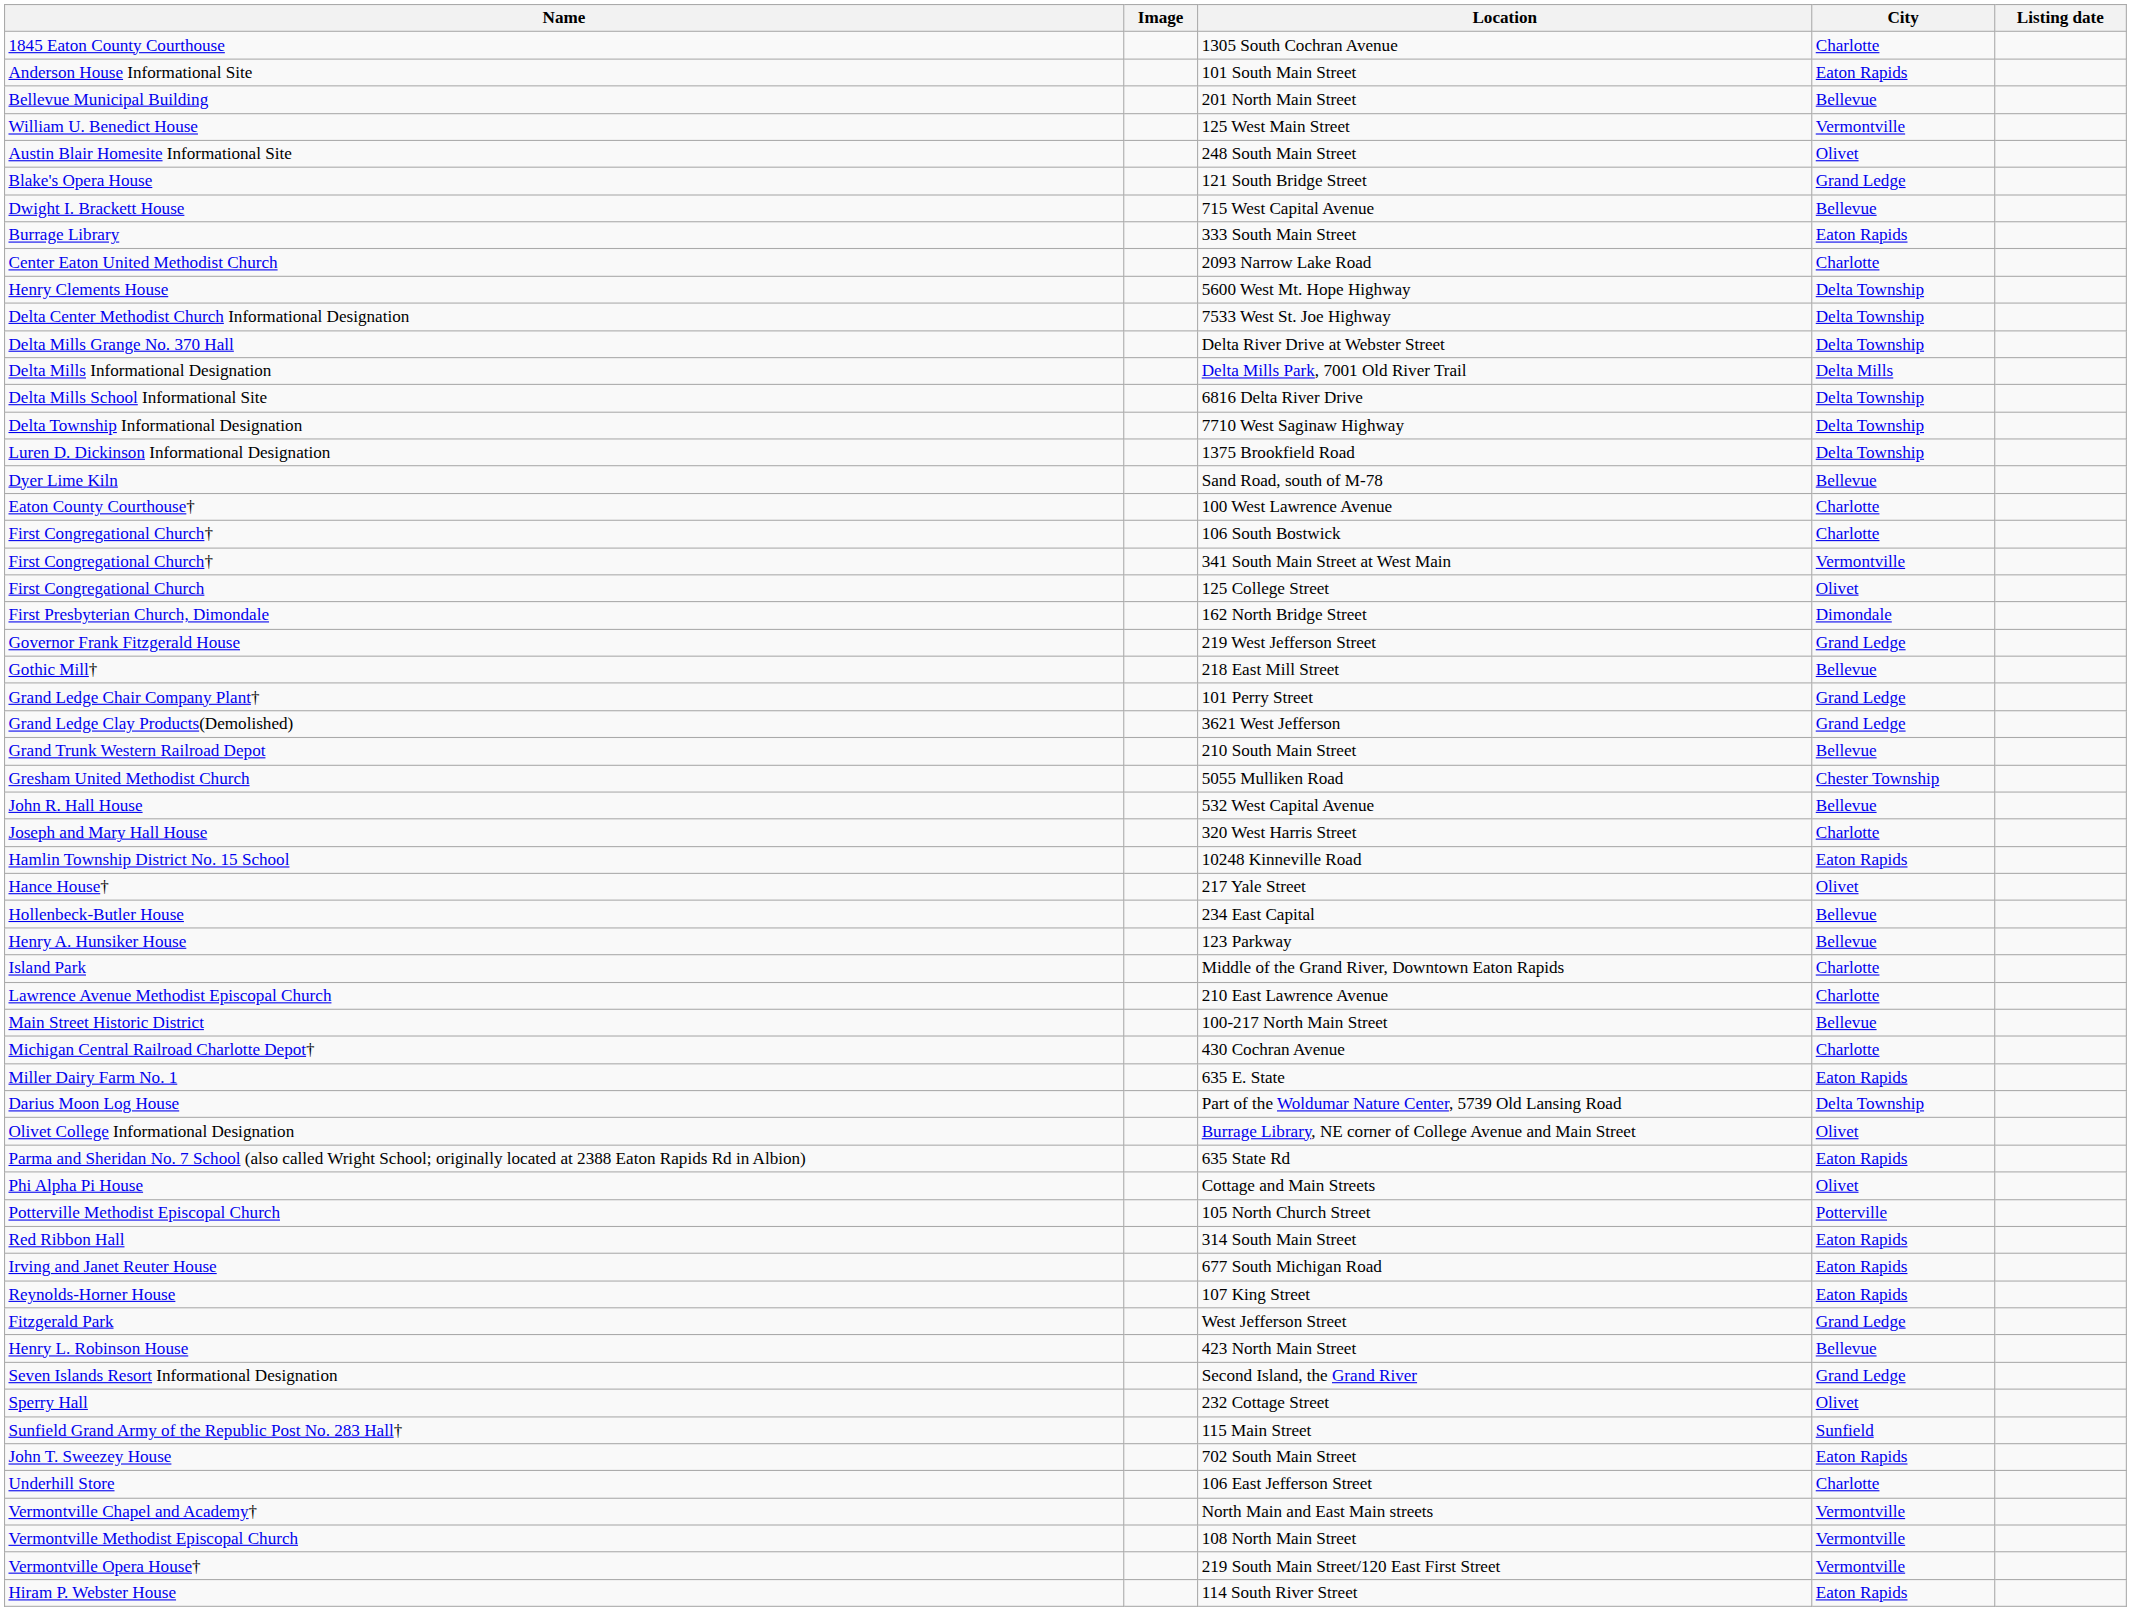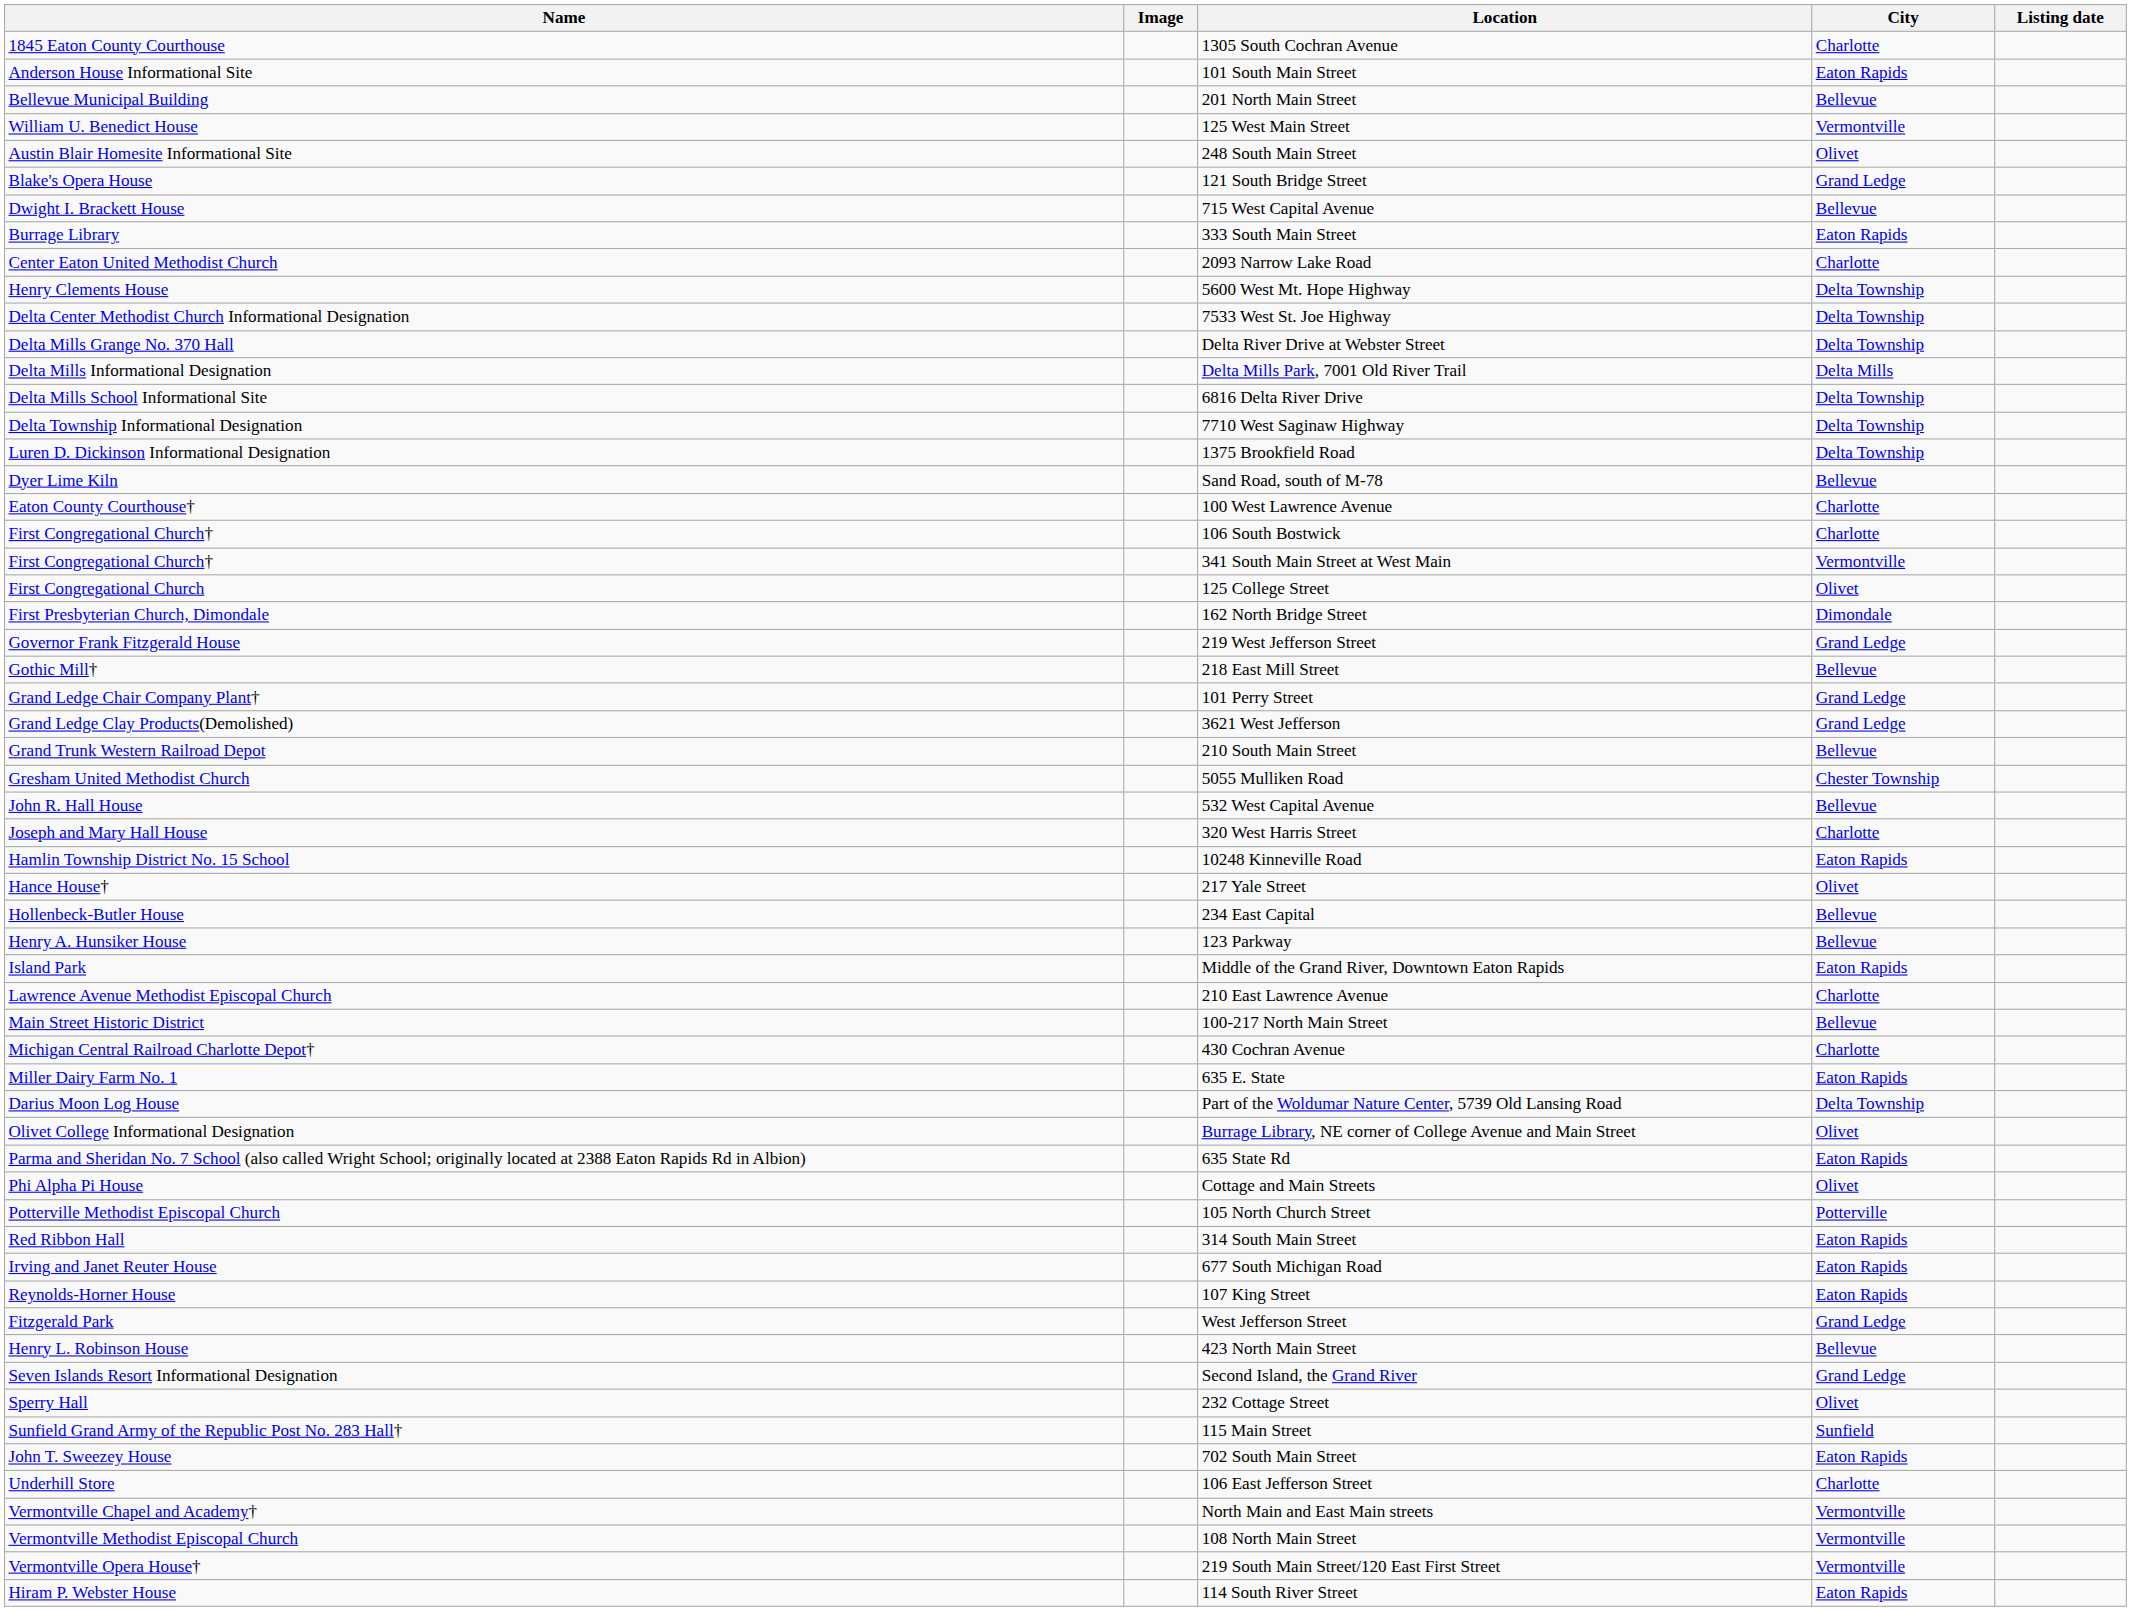(1848, 968) Charlotte -> (1862, 968) Eaton Rapids
